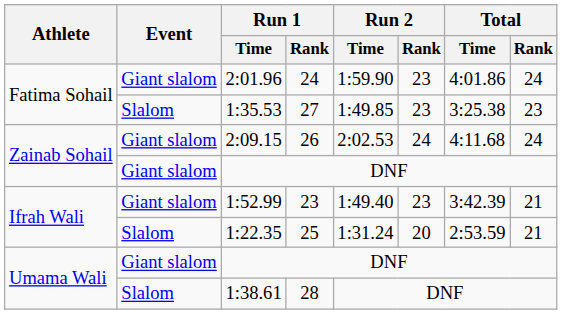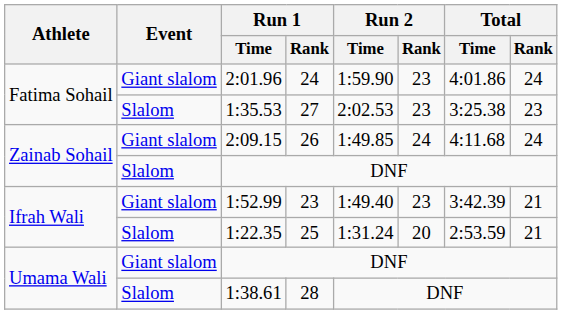(365, 110) 1:49.85 -> (365, 110) 2:02.53
(365, 140) 2:02.53 -> (365, 140) 1:49.85
(169, 171) Giant slalom -> (148, 171) Slalom
